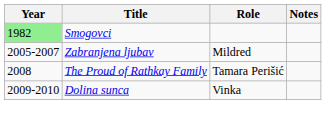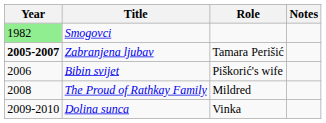(33, 52) normal -> (33, 52) bold
(232, 52) Mildred -> (248, 52) Tamara Perišić
+ row: (92, 71)
(248, 71) Tamara Perišić -> (232, 90) Mildred
